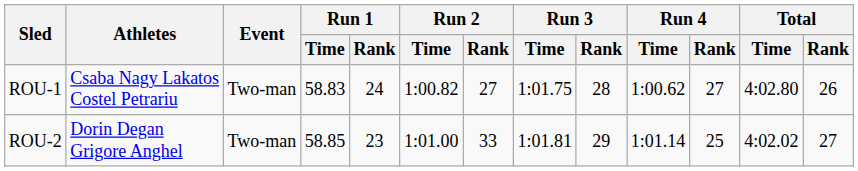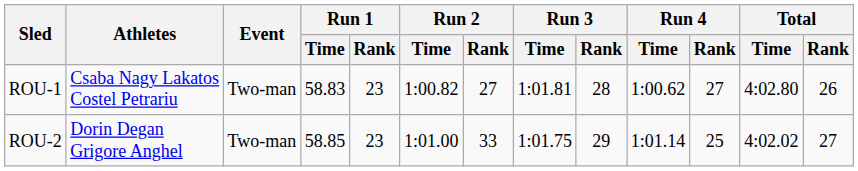(375, 89) 24 -> (375, 89) 23
(545, 89) 1:01.75 -> (545, 89) 1:01.81
(545, 140) 1:01.81 -> (545, 140) 1:01.75
